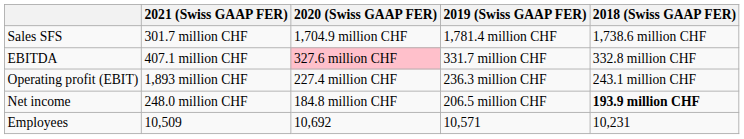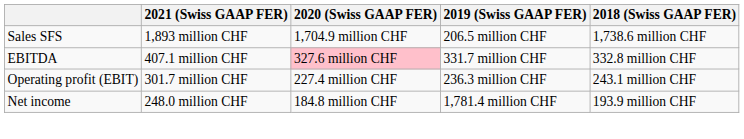(196, 36) 301.7 million CHF -> (196, 36) 1,893 million CHF
(500, 36) 1,781.4 million CHF -> (495, 36) 206.5 million CHF
(196, 79) 1,893 million CHF -> (196, 79) 301.7 million CHF
(495, 101) 206.5 million CHF -> (500, 101) 1,781.4 million CHF
(646, 101) bold -> (644, 101) normal
- row: (38, 123)
